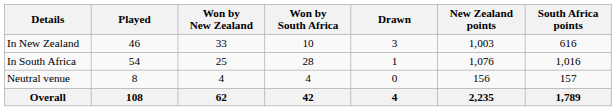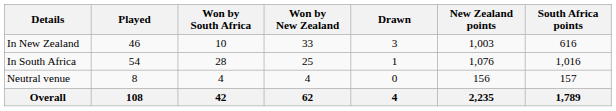columns swapped: (221, 19) <-> (308, 19)
